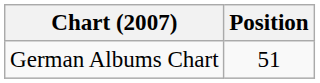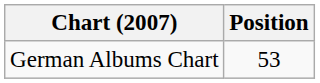(269, 59) 51 -> (269, 59) 53
